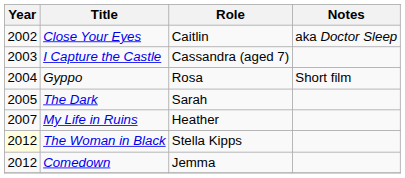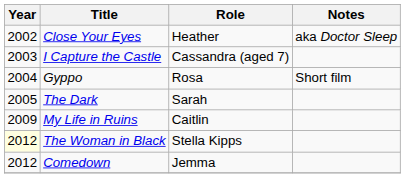(190, 36) Caitlin -> (195, 36) Heather
(22, 120) 2007 -> (22, 120) 2009
(195, 120) Heather -> (190, 120) Caitlin
